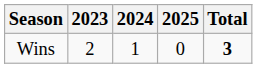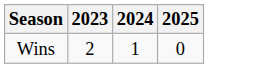- column: (227, 19)
